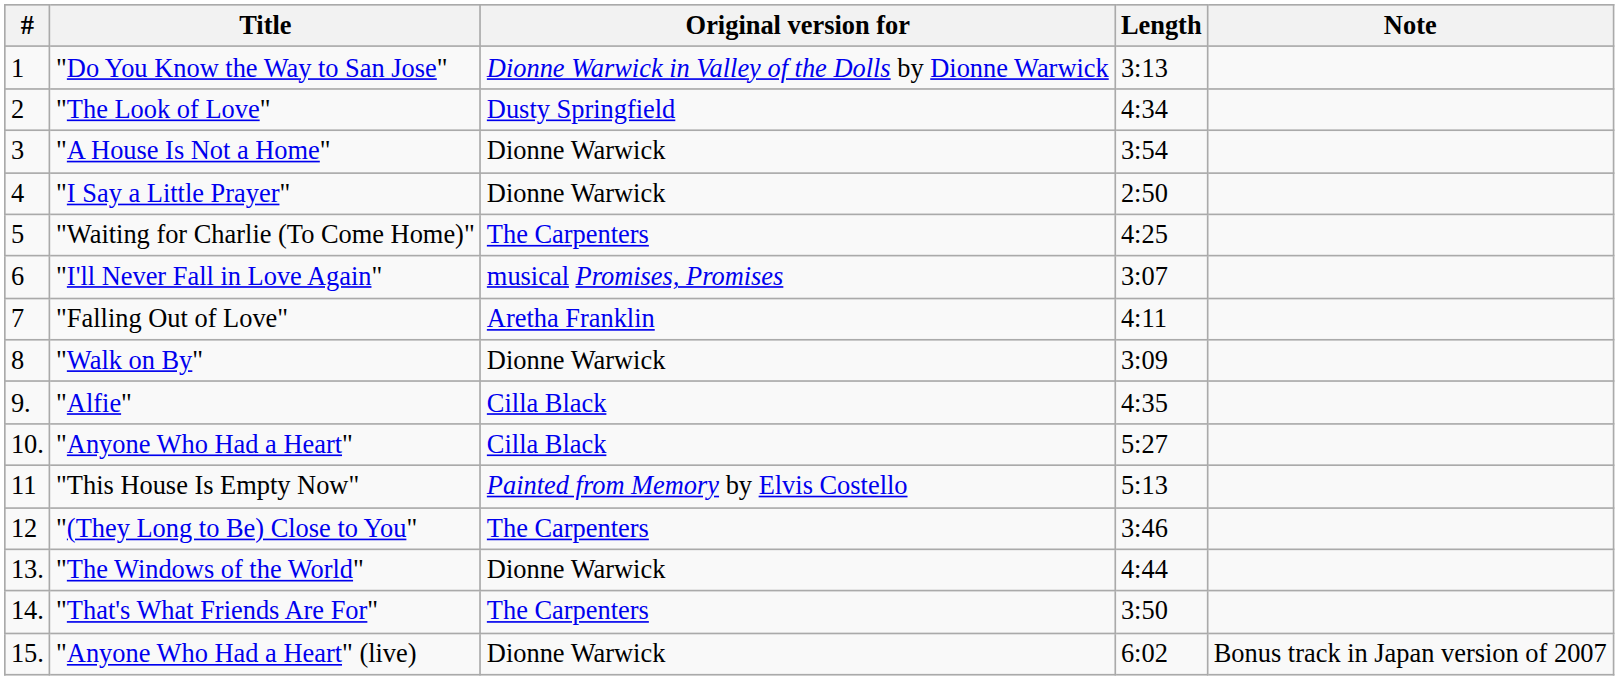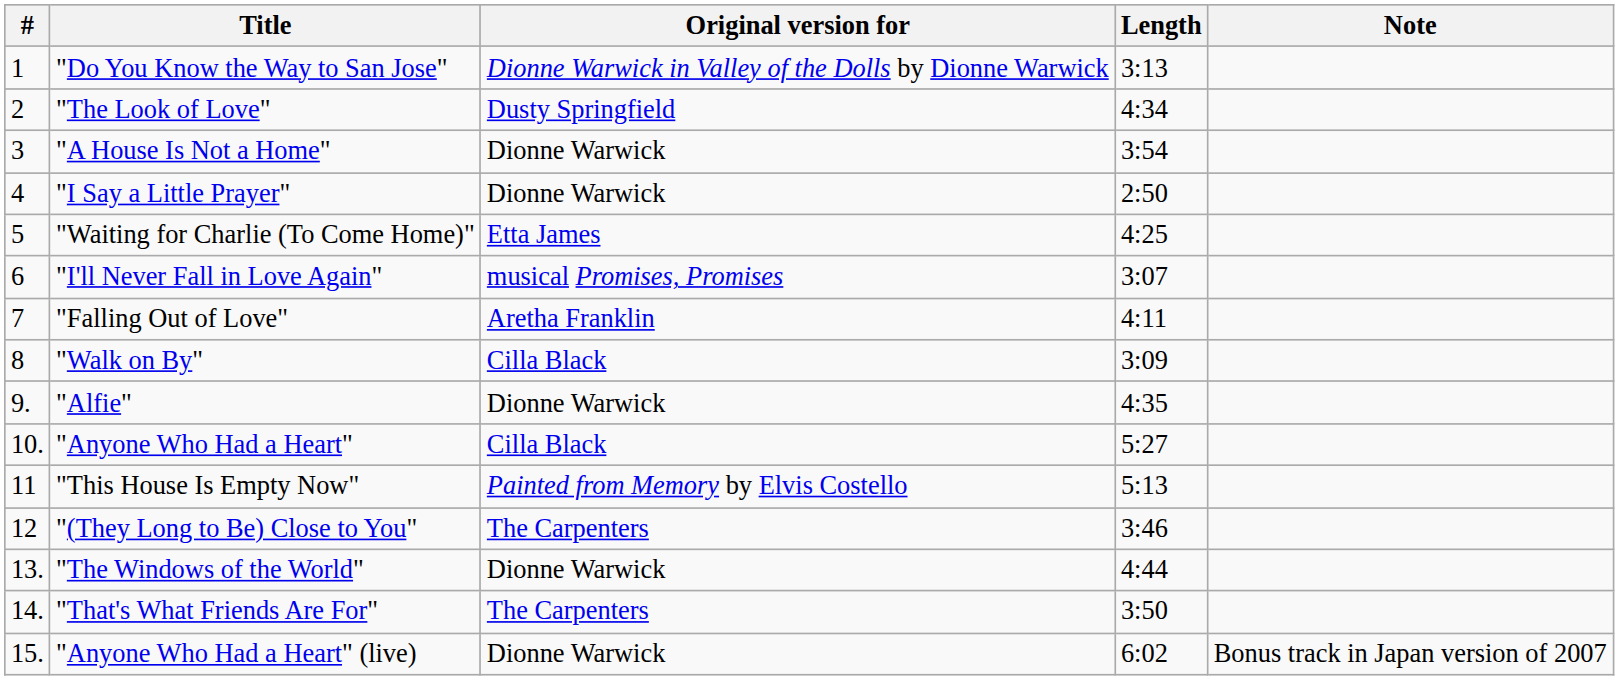(568, 234) The Carpenters -> (544, 234) Etta James
(576, 360) Dionne Warwick -> (547, 360) Cilla Black
(547, 402) Cilla Black -> (576, 402) Dionne Warwick
